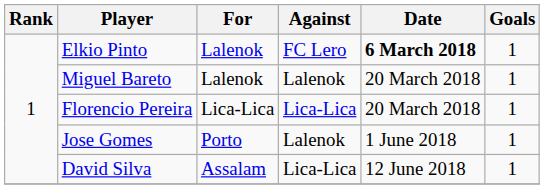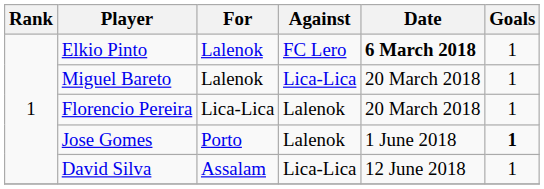(314, 79) Lalenok -> (320, 79) Lica-Lica
(320, 109) Lica-Lica -> (314, 109) Lalenok
(512, 139) normal -> (512, 139) bold
